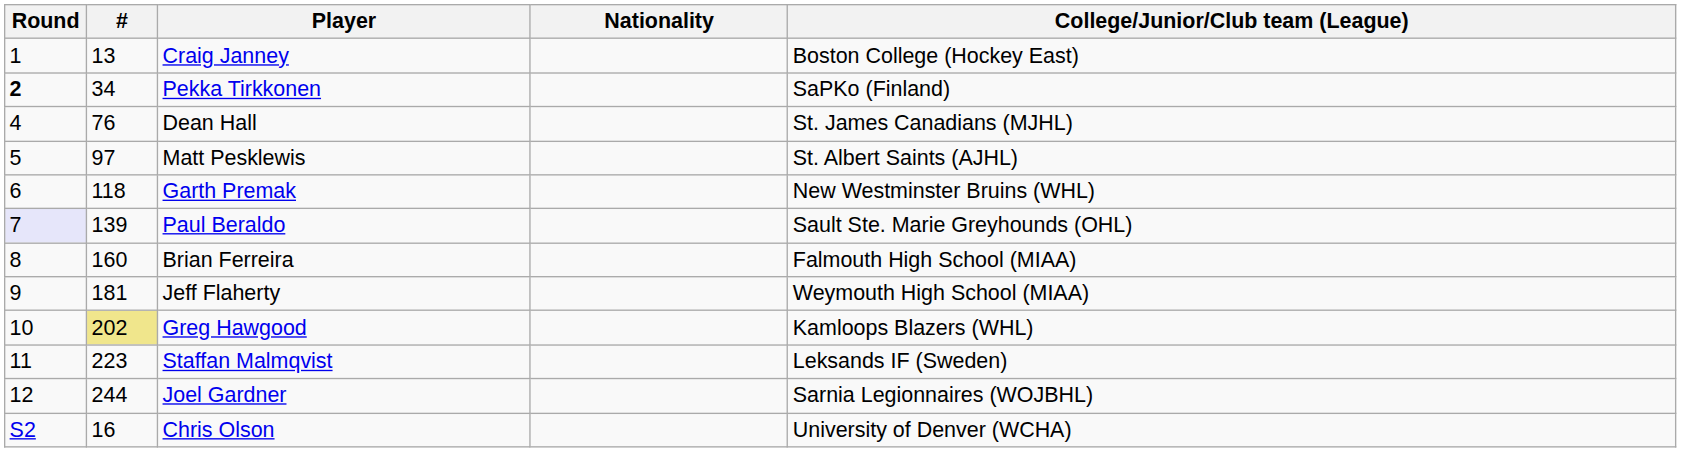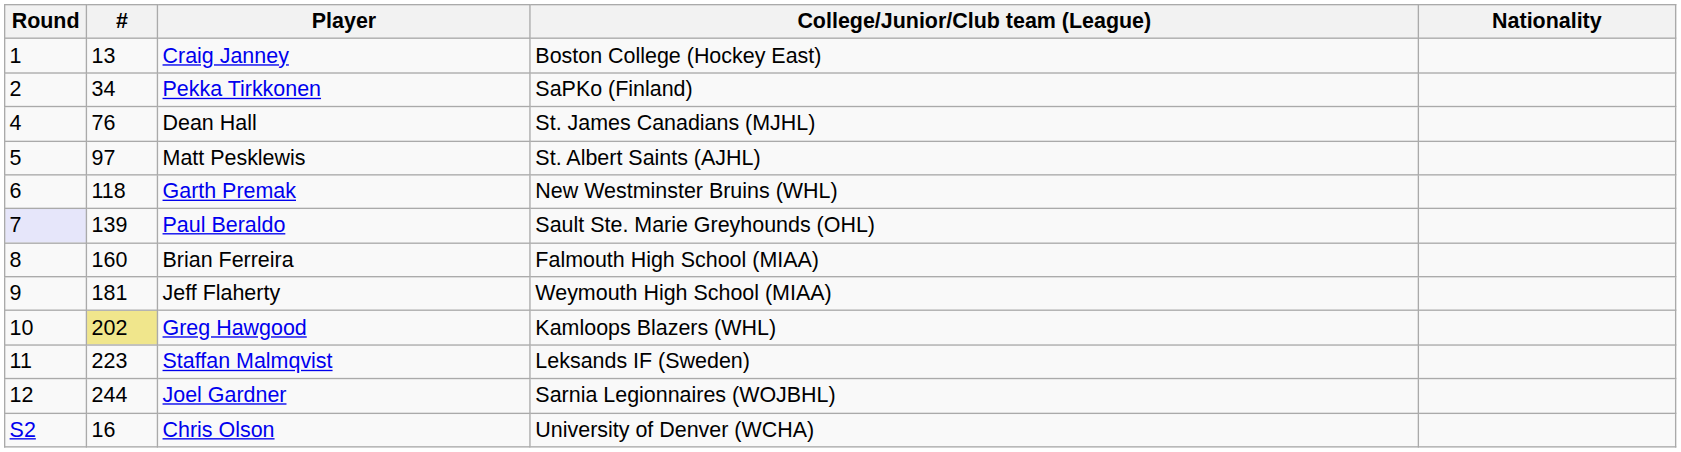columns swapped: (659, 21) <-> (1232, 21)
(16, 89) bold -> (16, 89) normal
